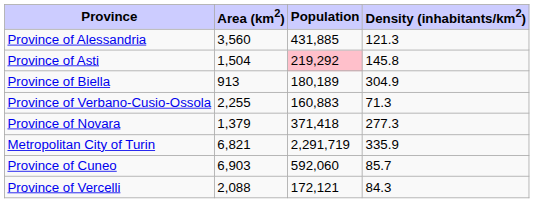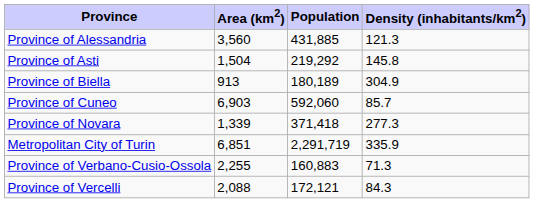(315, 60) pink background -> (315, 60) no background
rows swapped: (62, 166) <-> (109, 102)
(234, 123) 1,379 -> (234, 123) 1,339
(234, 144) 6,821 -> (234, 144) 6,851
